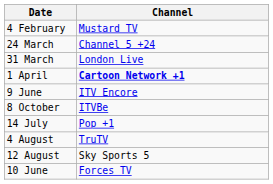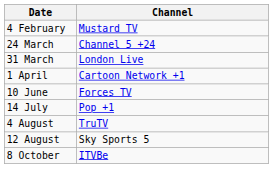(132, 76) bold -> (132, 76) normal
- row: (24, 92)
rows swapped: (27, 171) <-> (33, 108)
